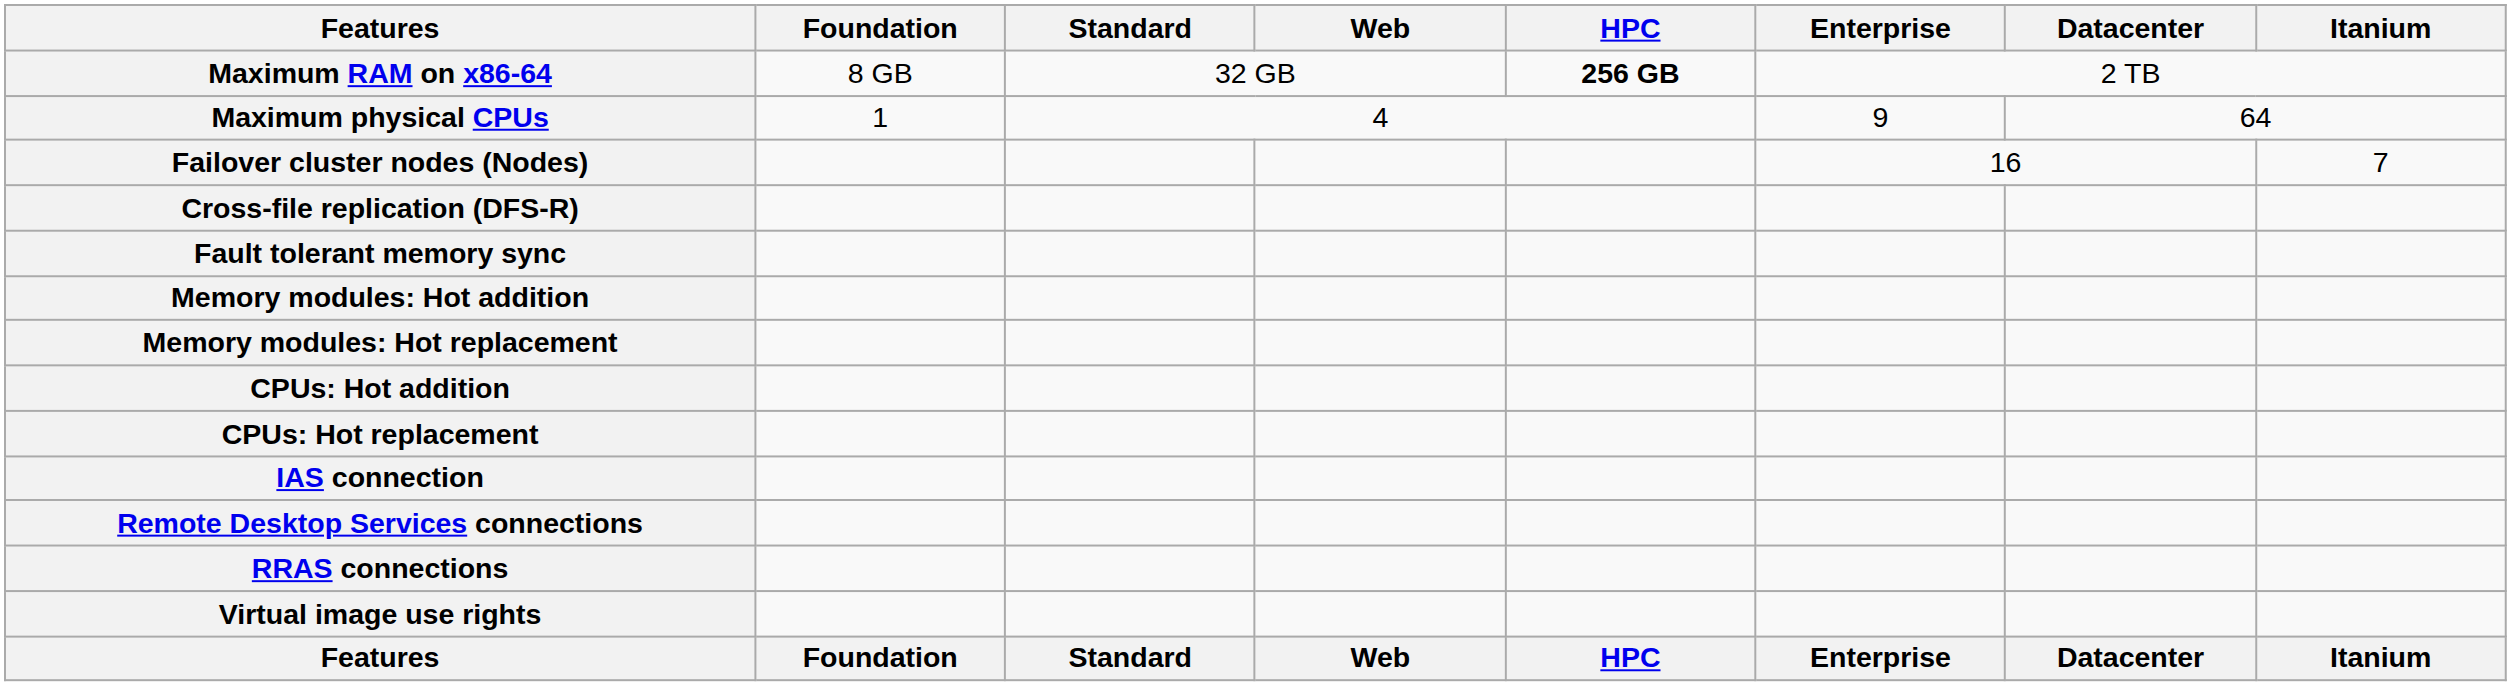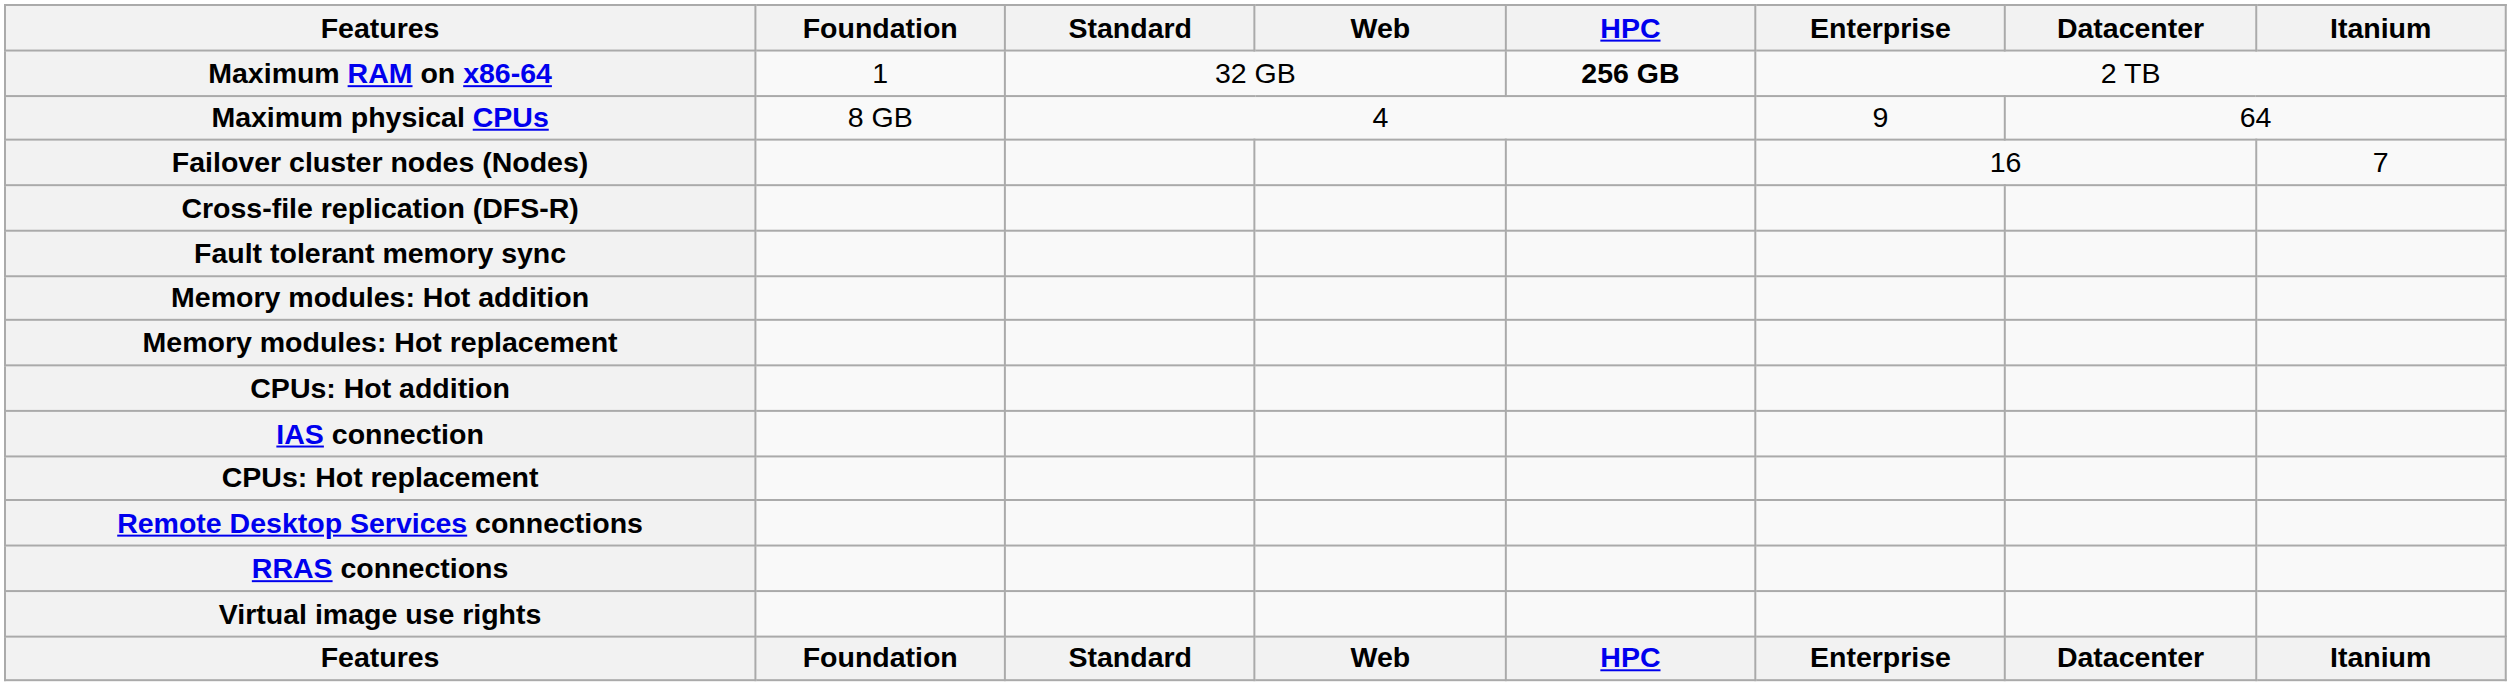(880, 73) 8 GB -> (880, 73) 1
(880, 118) 1 -> (880, 118) 8 GB
rows swapped: (380, 433) <-> (380, 478)
